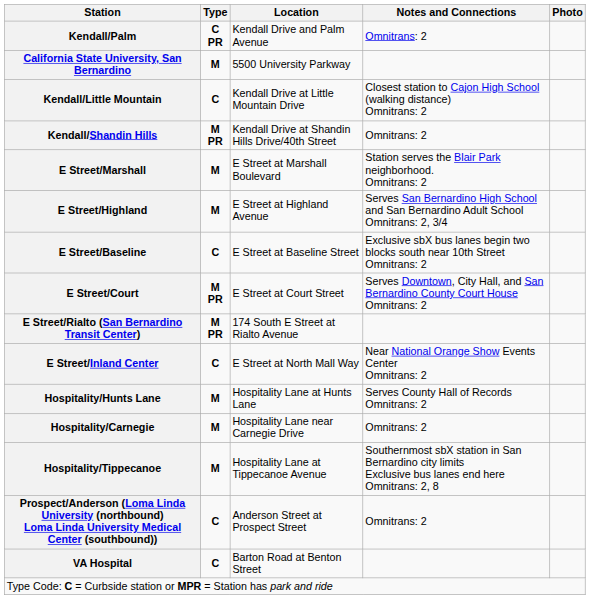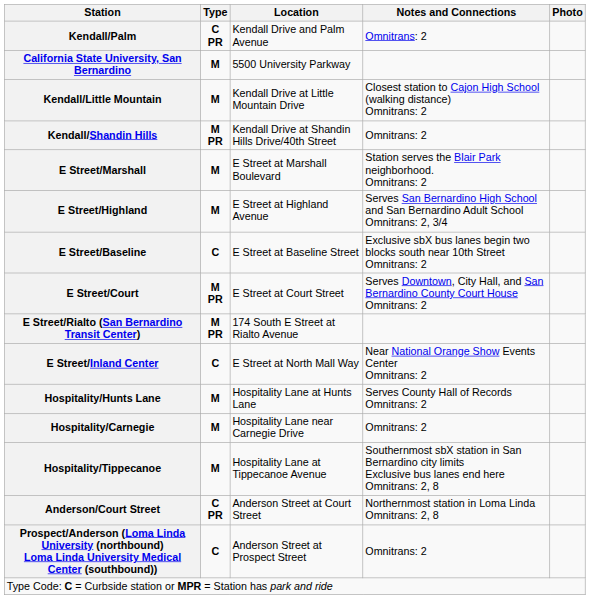(215, 100) C -> (215, 100) M
+ row: (103, 510)
- row: (103, 563)
